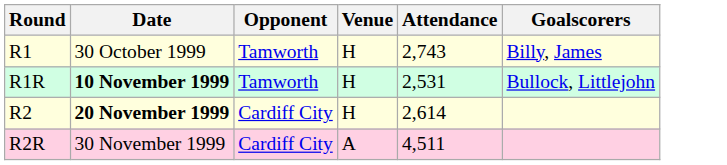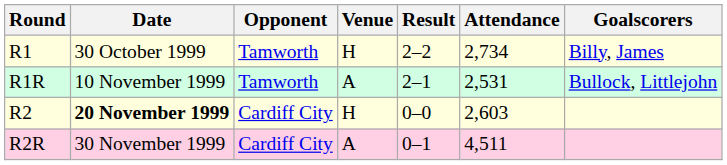+ column: (429, 19)
(424, 50) 2,743 -> (486, 50) 2,734
(152, 81) bold -> (150, 81) normal
(349, 81) H -> (349, 81) A
(424, 112) 2,614 -> (486, 112) 2,603
